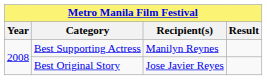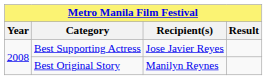(182, 48) Manilyn Reynes -> (185, 48) Jose Javier Reyes
(185, 65) Jose Javier Reyes -> (182, 65) Manilyn Reynes
